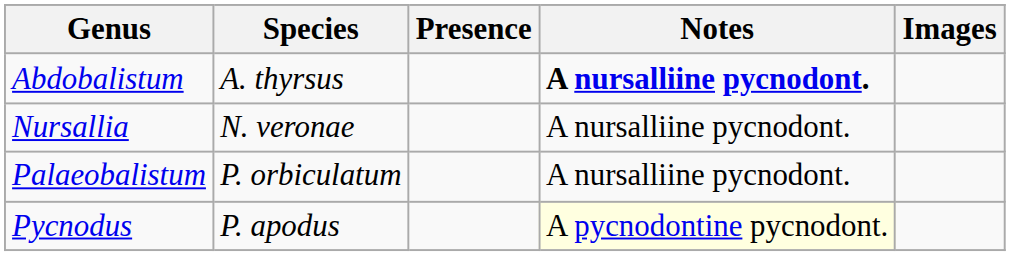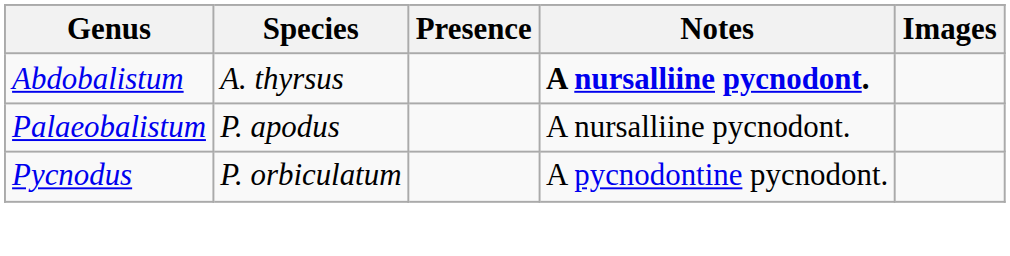- row: (70, 126)
(311, 175) P. orbiculatum -> (280, 126) P. apodus
(280, 224) P. apodus -> (311, 175) P. orbiculatum
(717, 224) lightyellow background -> (717, 175) no background
